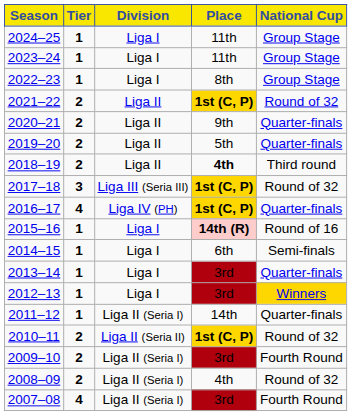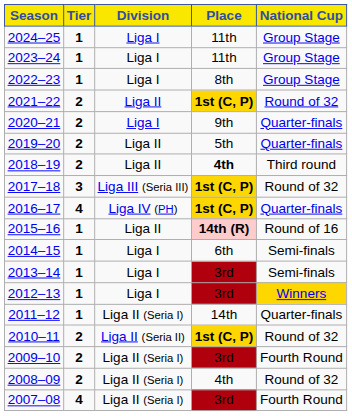(143, 122) Liga II -> (143, 122) Liga I
(143, 229) Liga I -> (143, 229) Liga II
(301, 272) Quarter-finals -> (301, 272) Semi-finals
